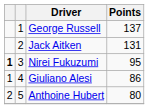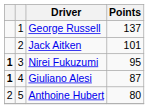(132, 45) 131 -> (132, 45) 101
(10, 78) normal -> (10, 78) bold
(135, 78) 86 -> (135, 78) 87
